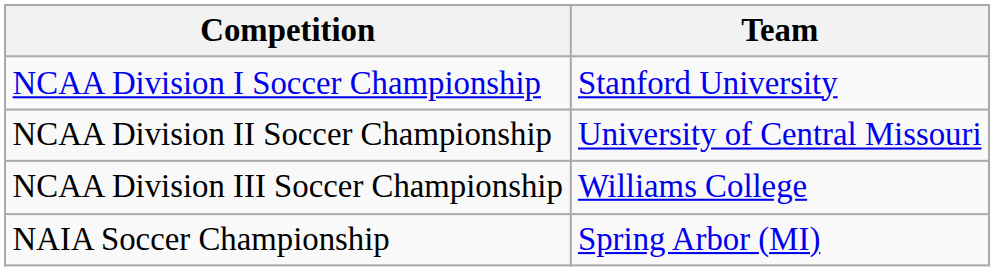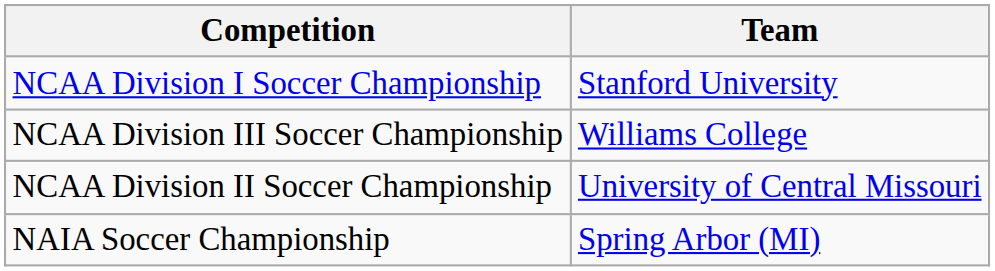rows swapped: (282, 134) <-> (288, 186)
